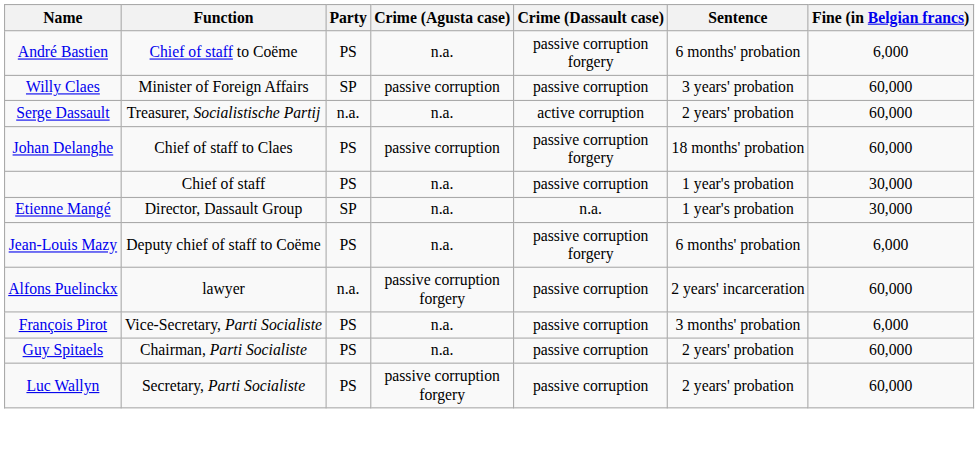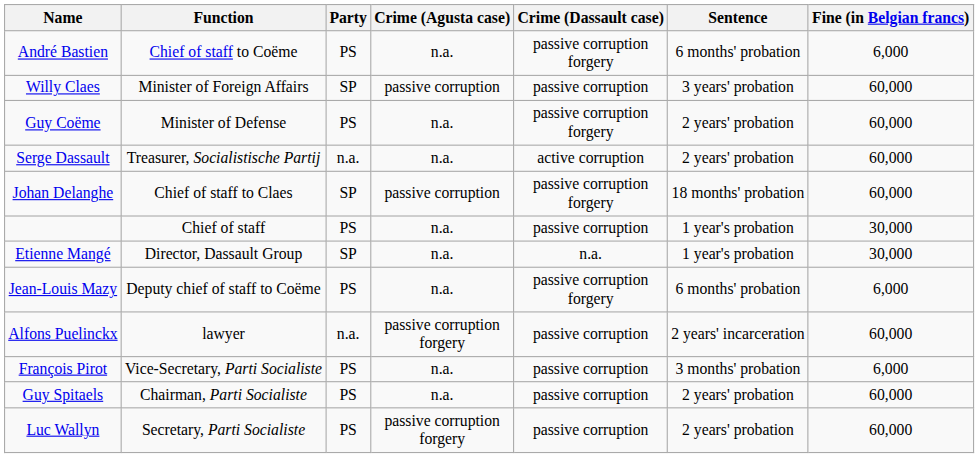+ row: (63, 123)
(348, 149) PS -> (348, 193) SP
